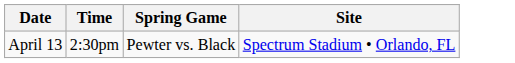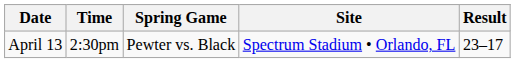+ column: (485, 17)
